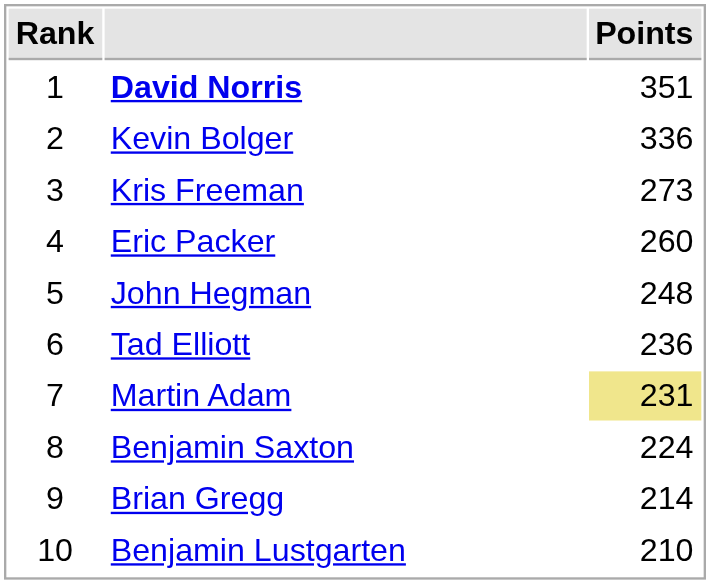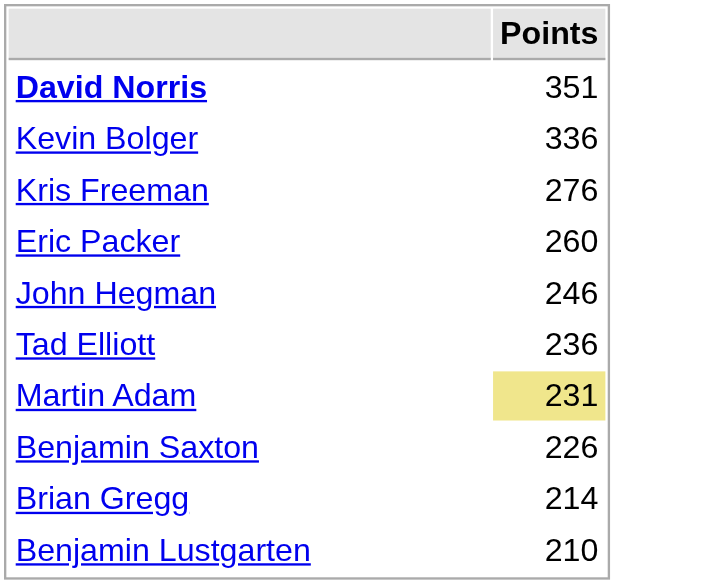- column: (55, 33)
(667, 190) 273 -> (572, 190) 276
(667, 293) 248 -> (572, 293) 246
(667, 447) 224 -> (572, 447) 226
